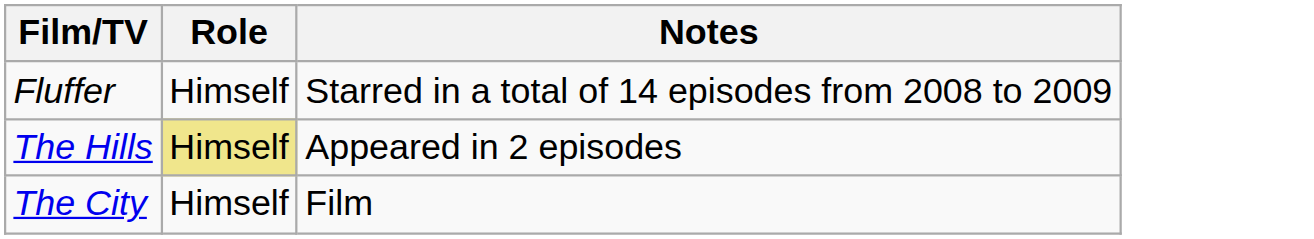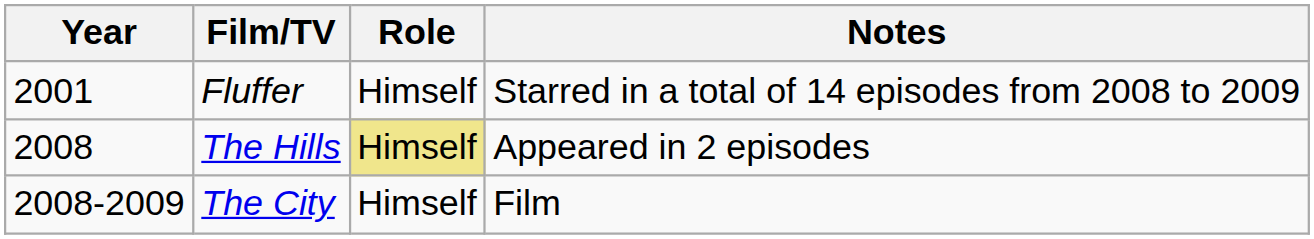+ column: (99, 32)
